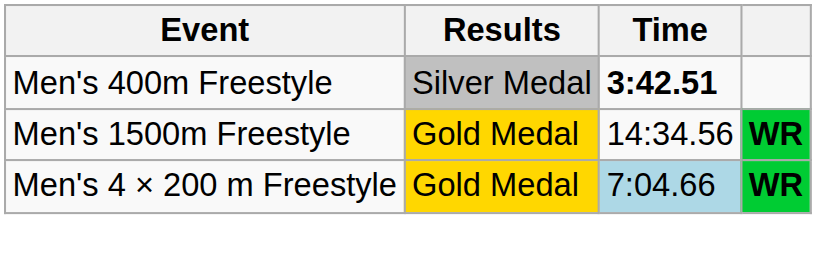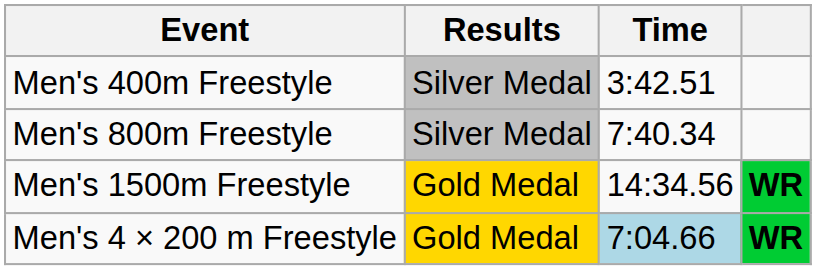(662, 82) bold -> (661, 82) normal
+ row: (173, 133)
